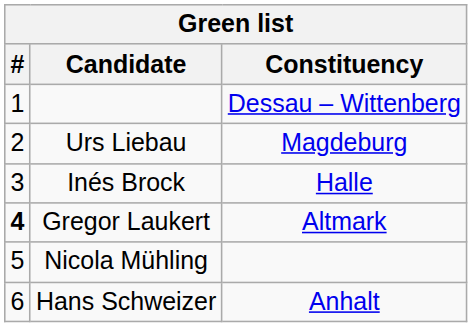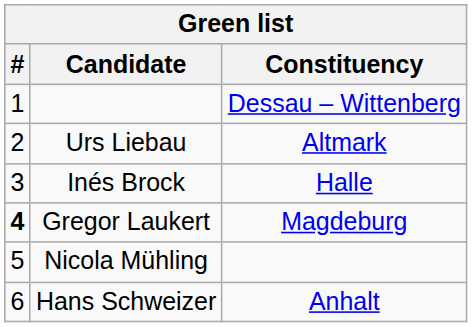(344, 143) Magdeburg -> (344, 143) Altmark
(344, 222) Altmark -> (344, 222) Magdeburg
